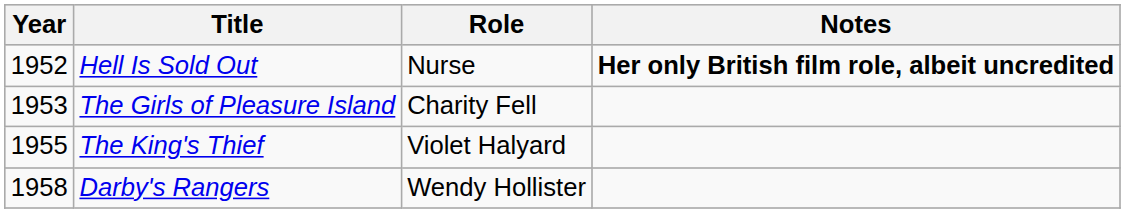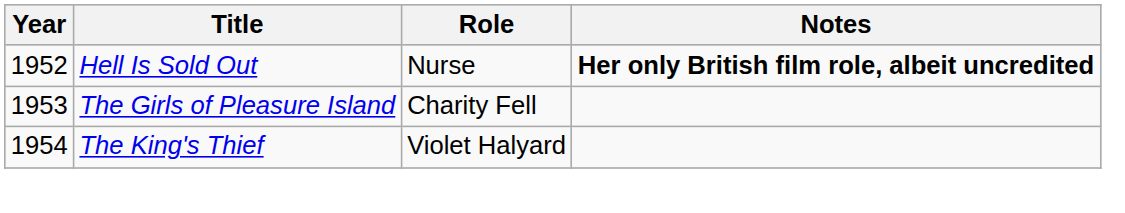(39, 146) 1955 -> (39, 146) 1954
- row: (174, 187)
